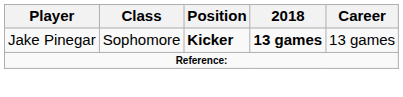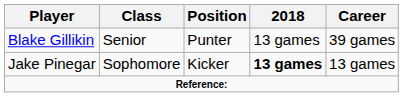+ row: (51, 40)
(210, 40) bold -> (208, 64) normal
